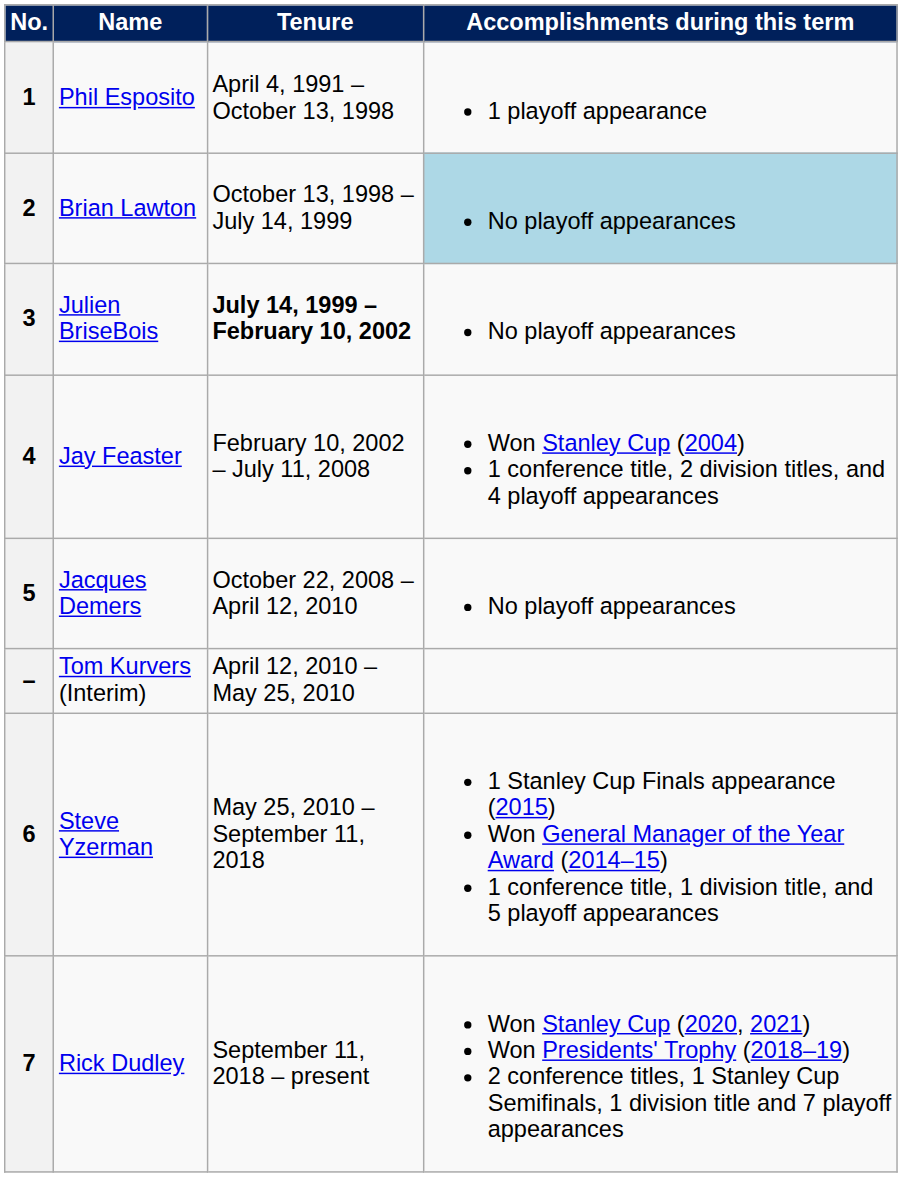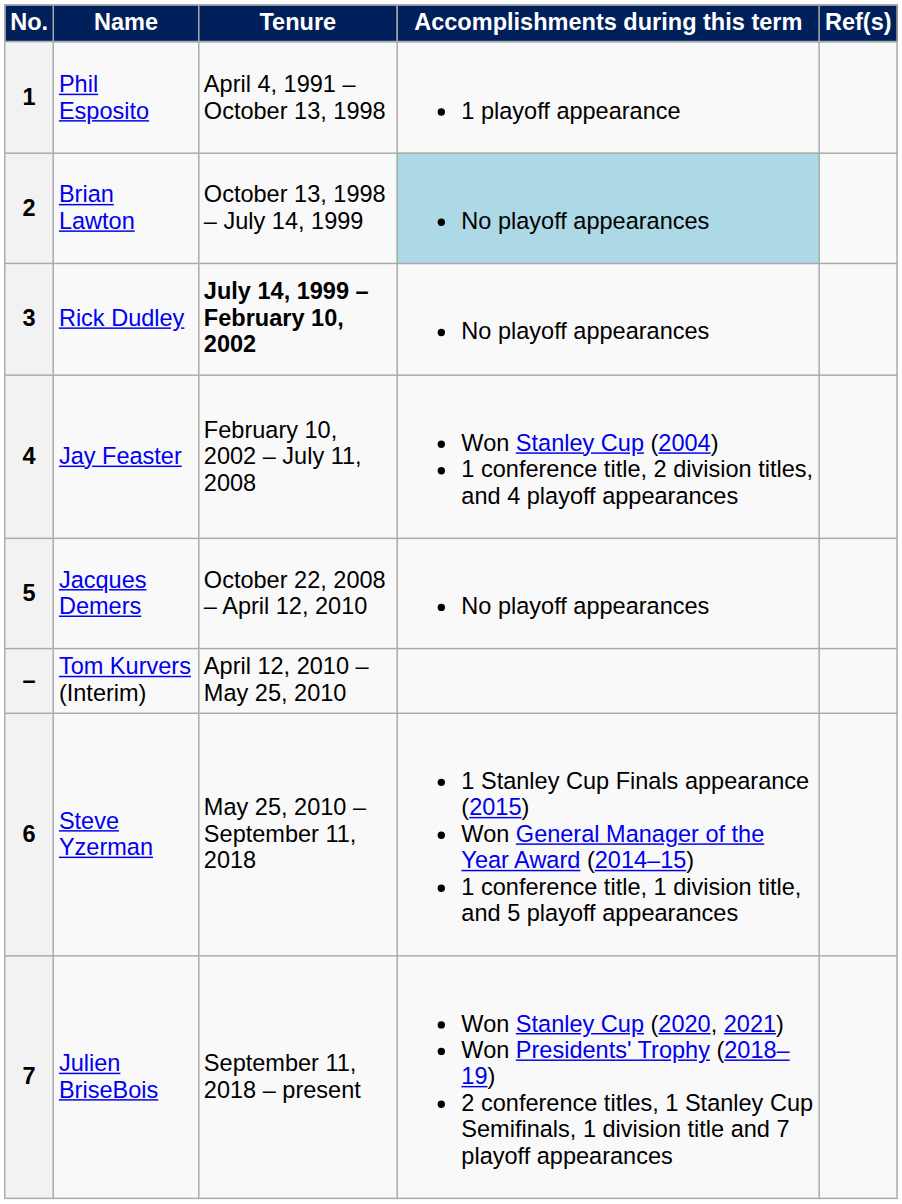+ column: (858, 23)
(109, 318) Julien BriseBois -> (122, 318) Rick Dudley
(122, 1063) Rick Dudley -> (109, 1077) Julien BriseBois
